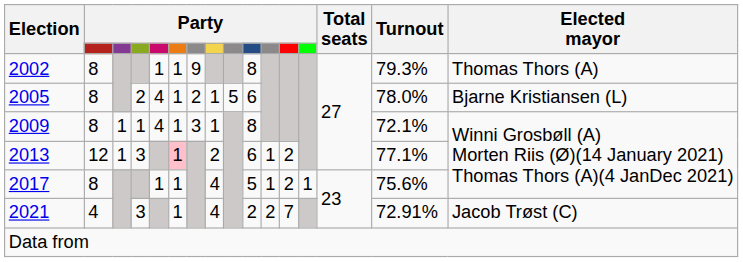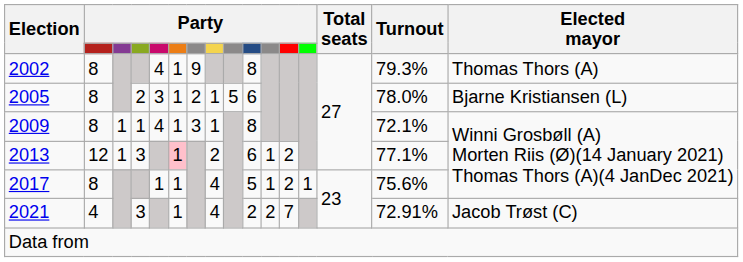(159, 68) 1 -> (159, 68) 4
(159, 97) 4 -> (159, 97) 3
